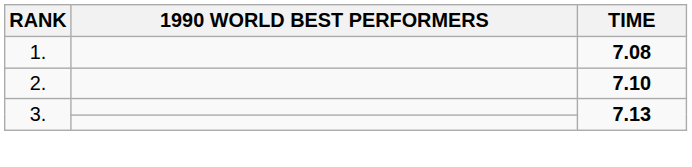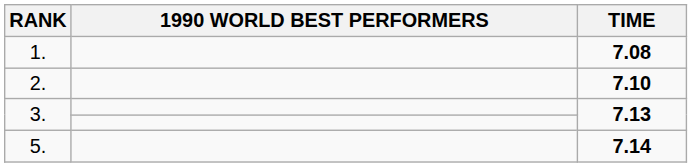+ row: (38, 146)
